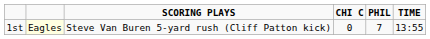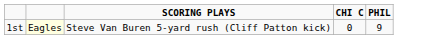- column: (409, 12)
(379, 27) 7 -> (379, 27) 9
